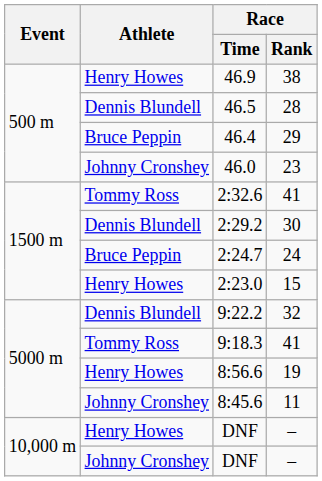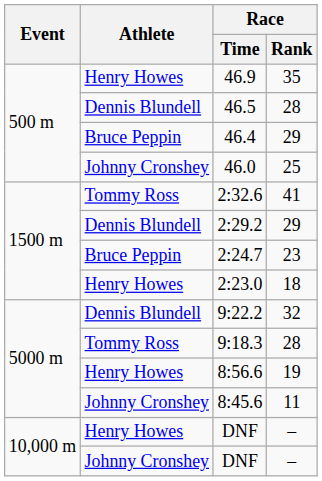(292, 78) 38 -> (292, 78) 35
(292, 166) 23 -> (292, 166) 25
(292, 225) 30 -> (292, 225) 29
(292, 255) 24 -> (292, 255) 23
(292, 284) 15 -> (292, 284) 18
(292, 343) 41 -> (292, 343) 28
